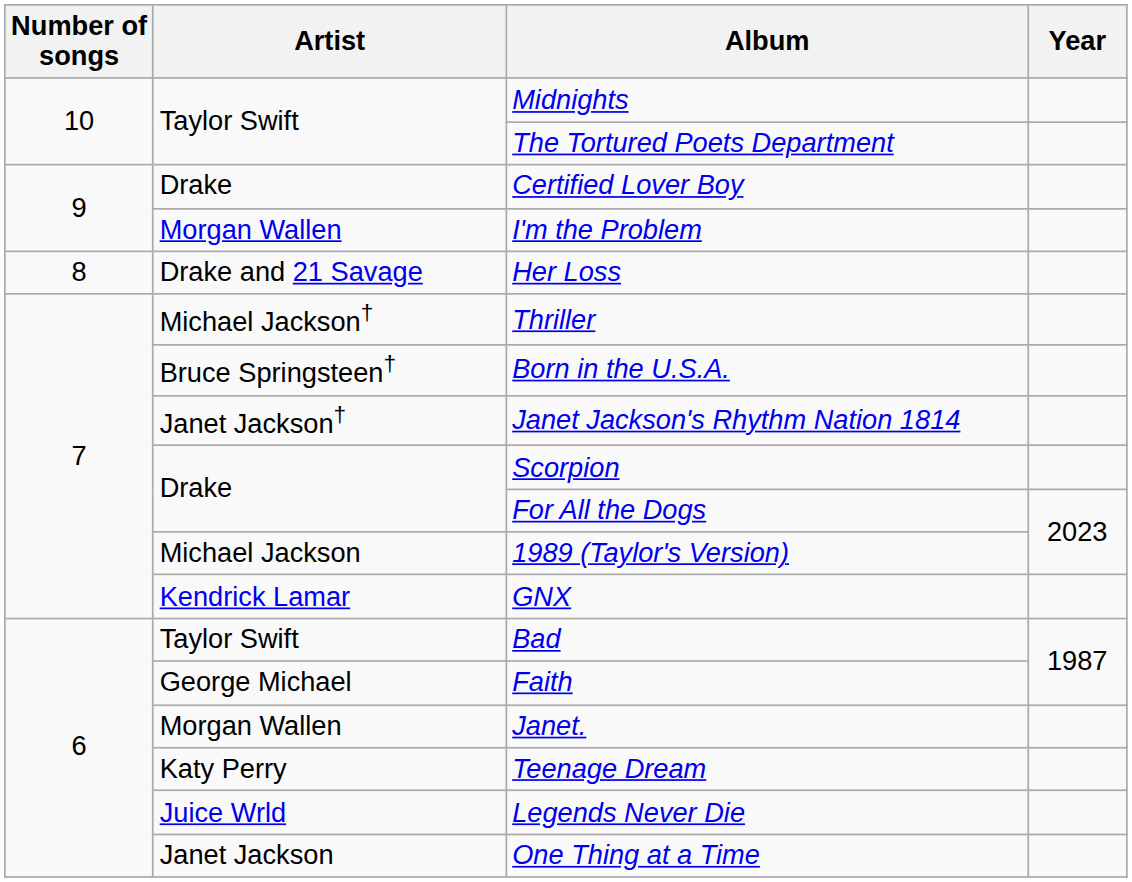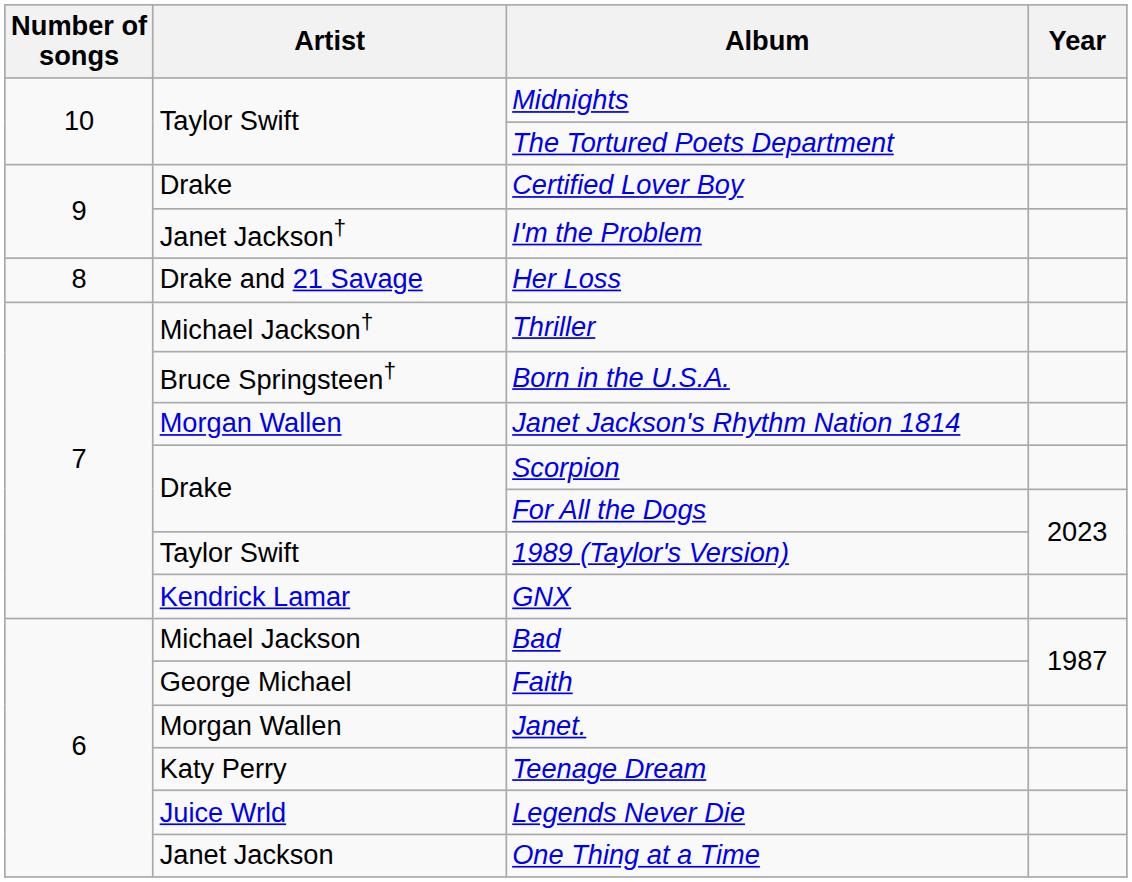(251, 229) Morgan Wallen -> (253, 232) Janet Jackson†
(253, 420) Janet Jackson† -> (251, 423) Morgan Wallen
(260, 553) Michael Jackson -> (229, 553) Taylor Swift
(229, 639) Taylor Swift -> (260, 639) Michael Jackson
